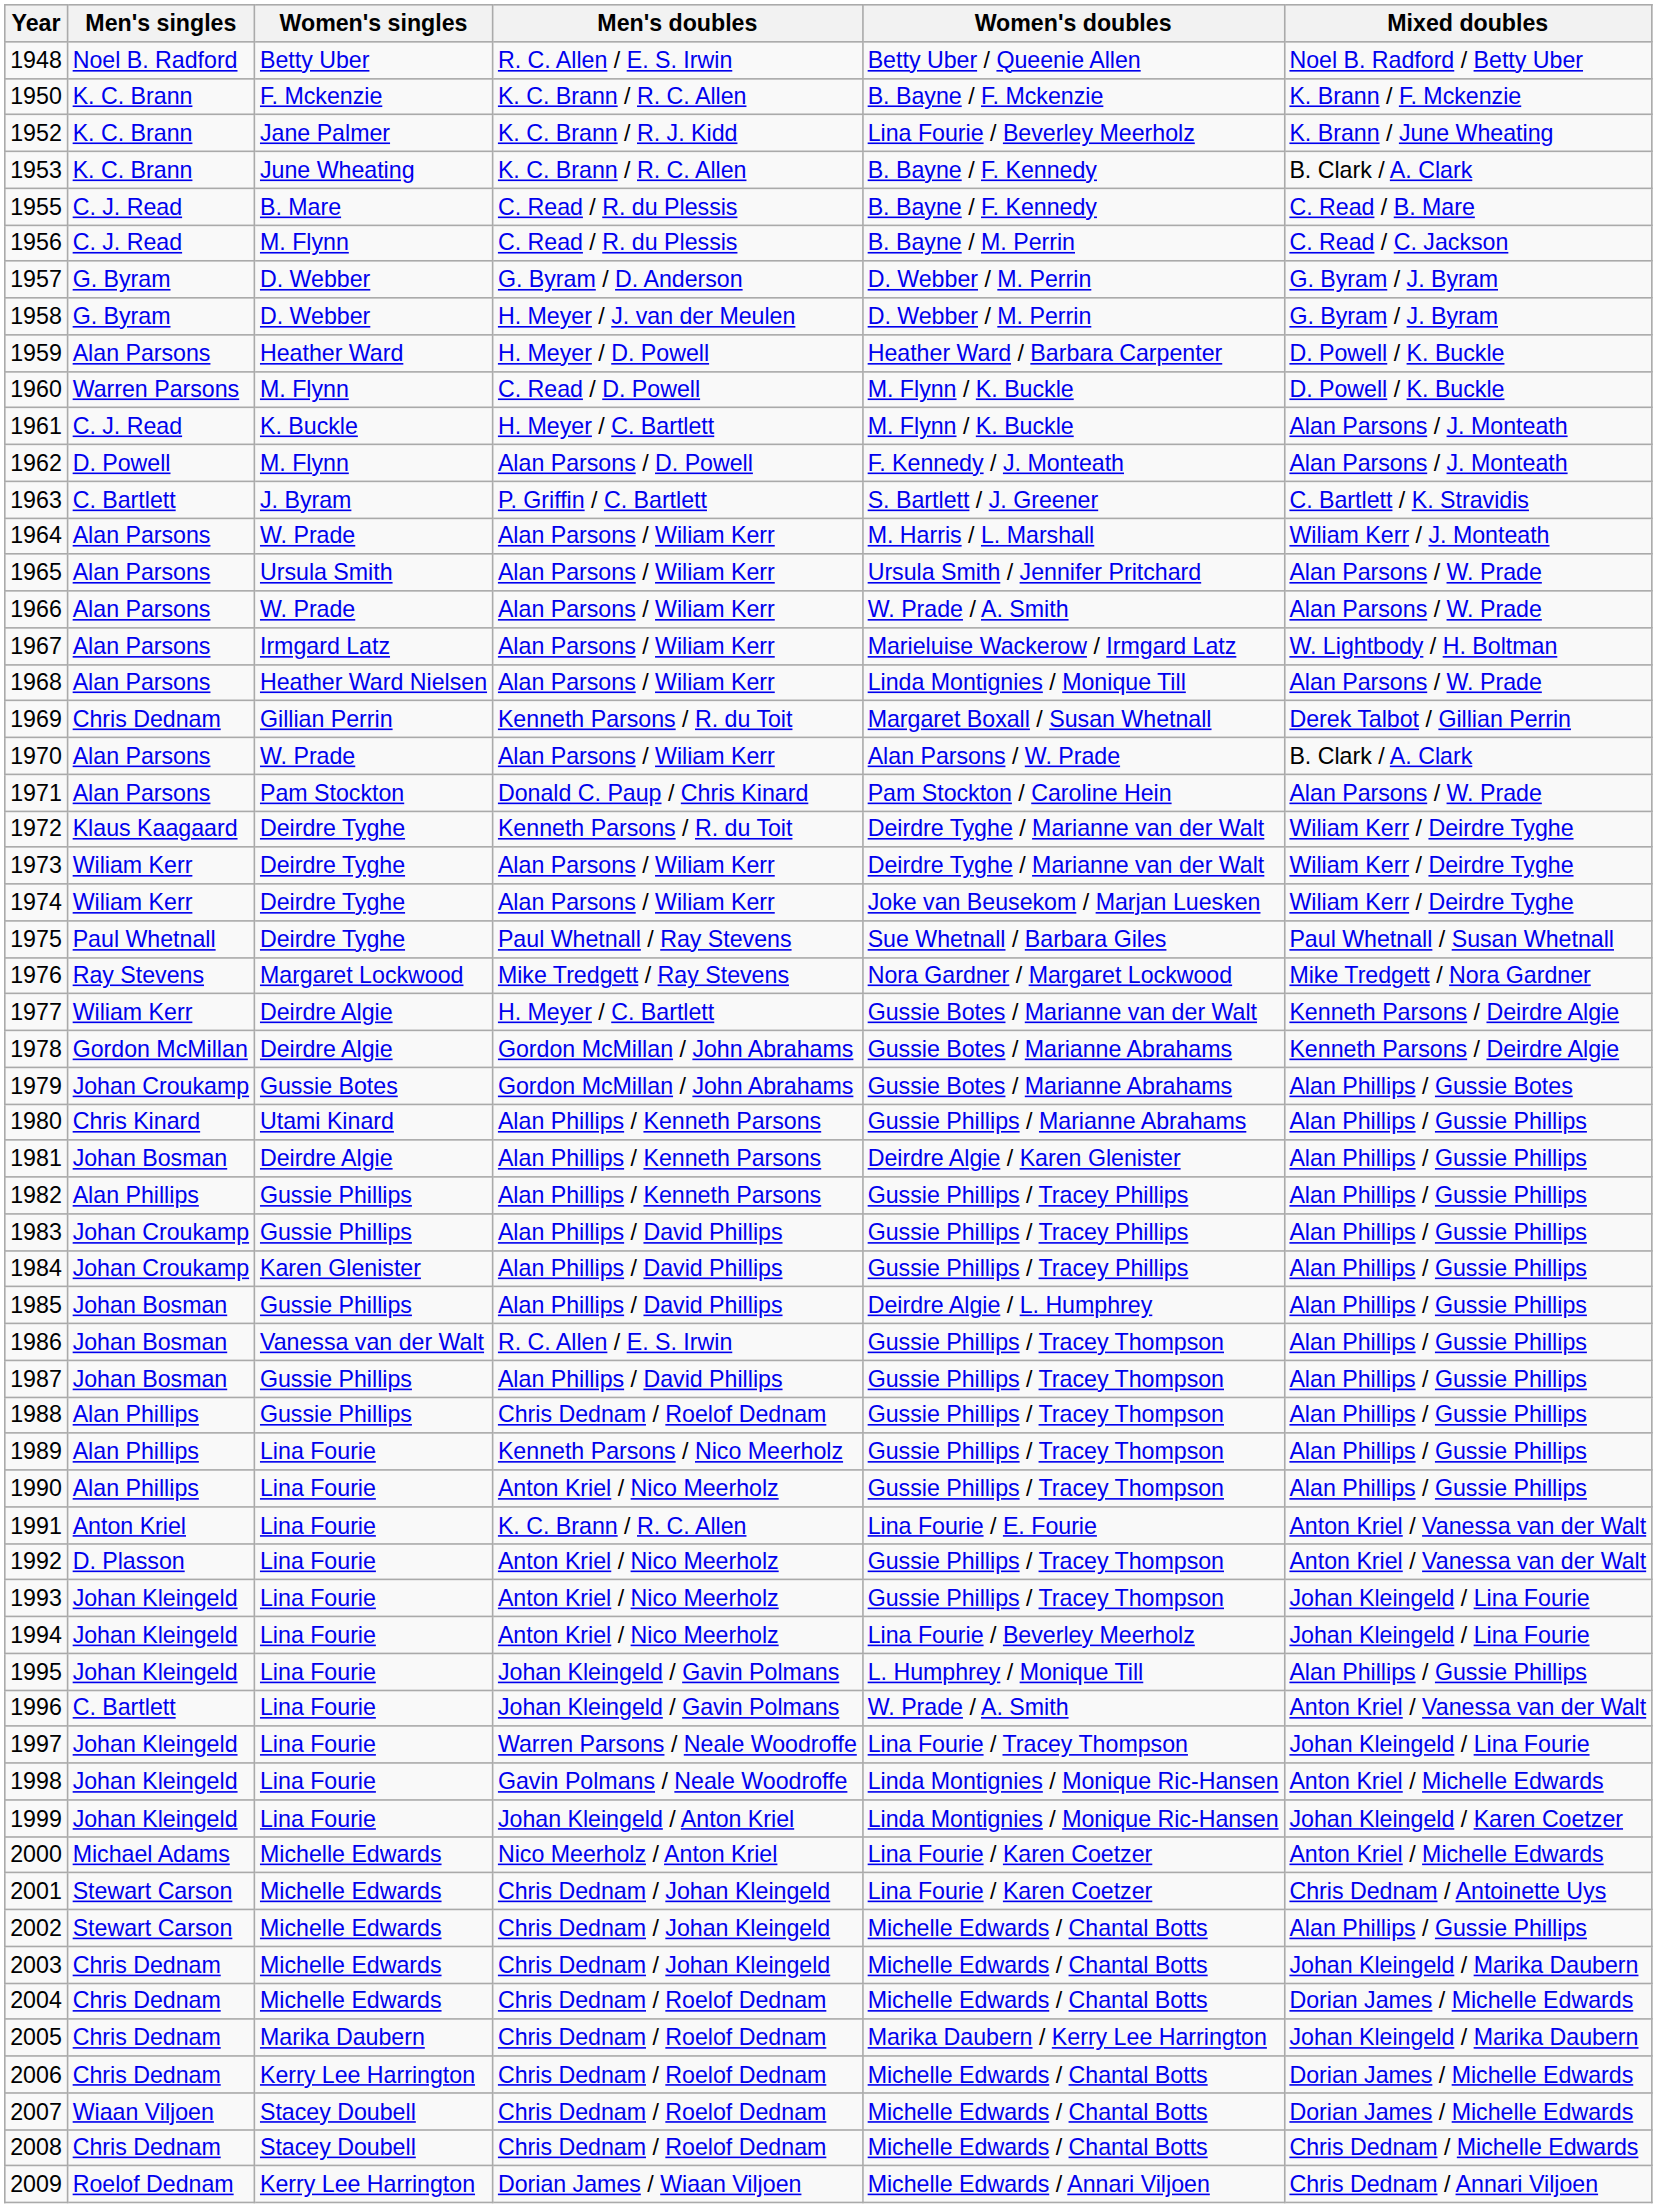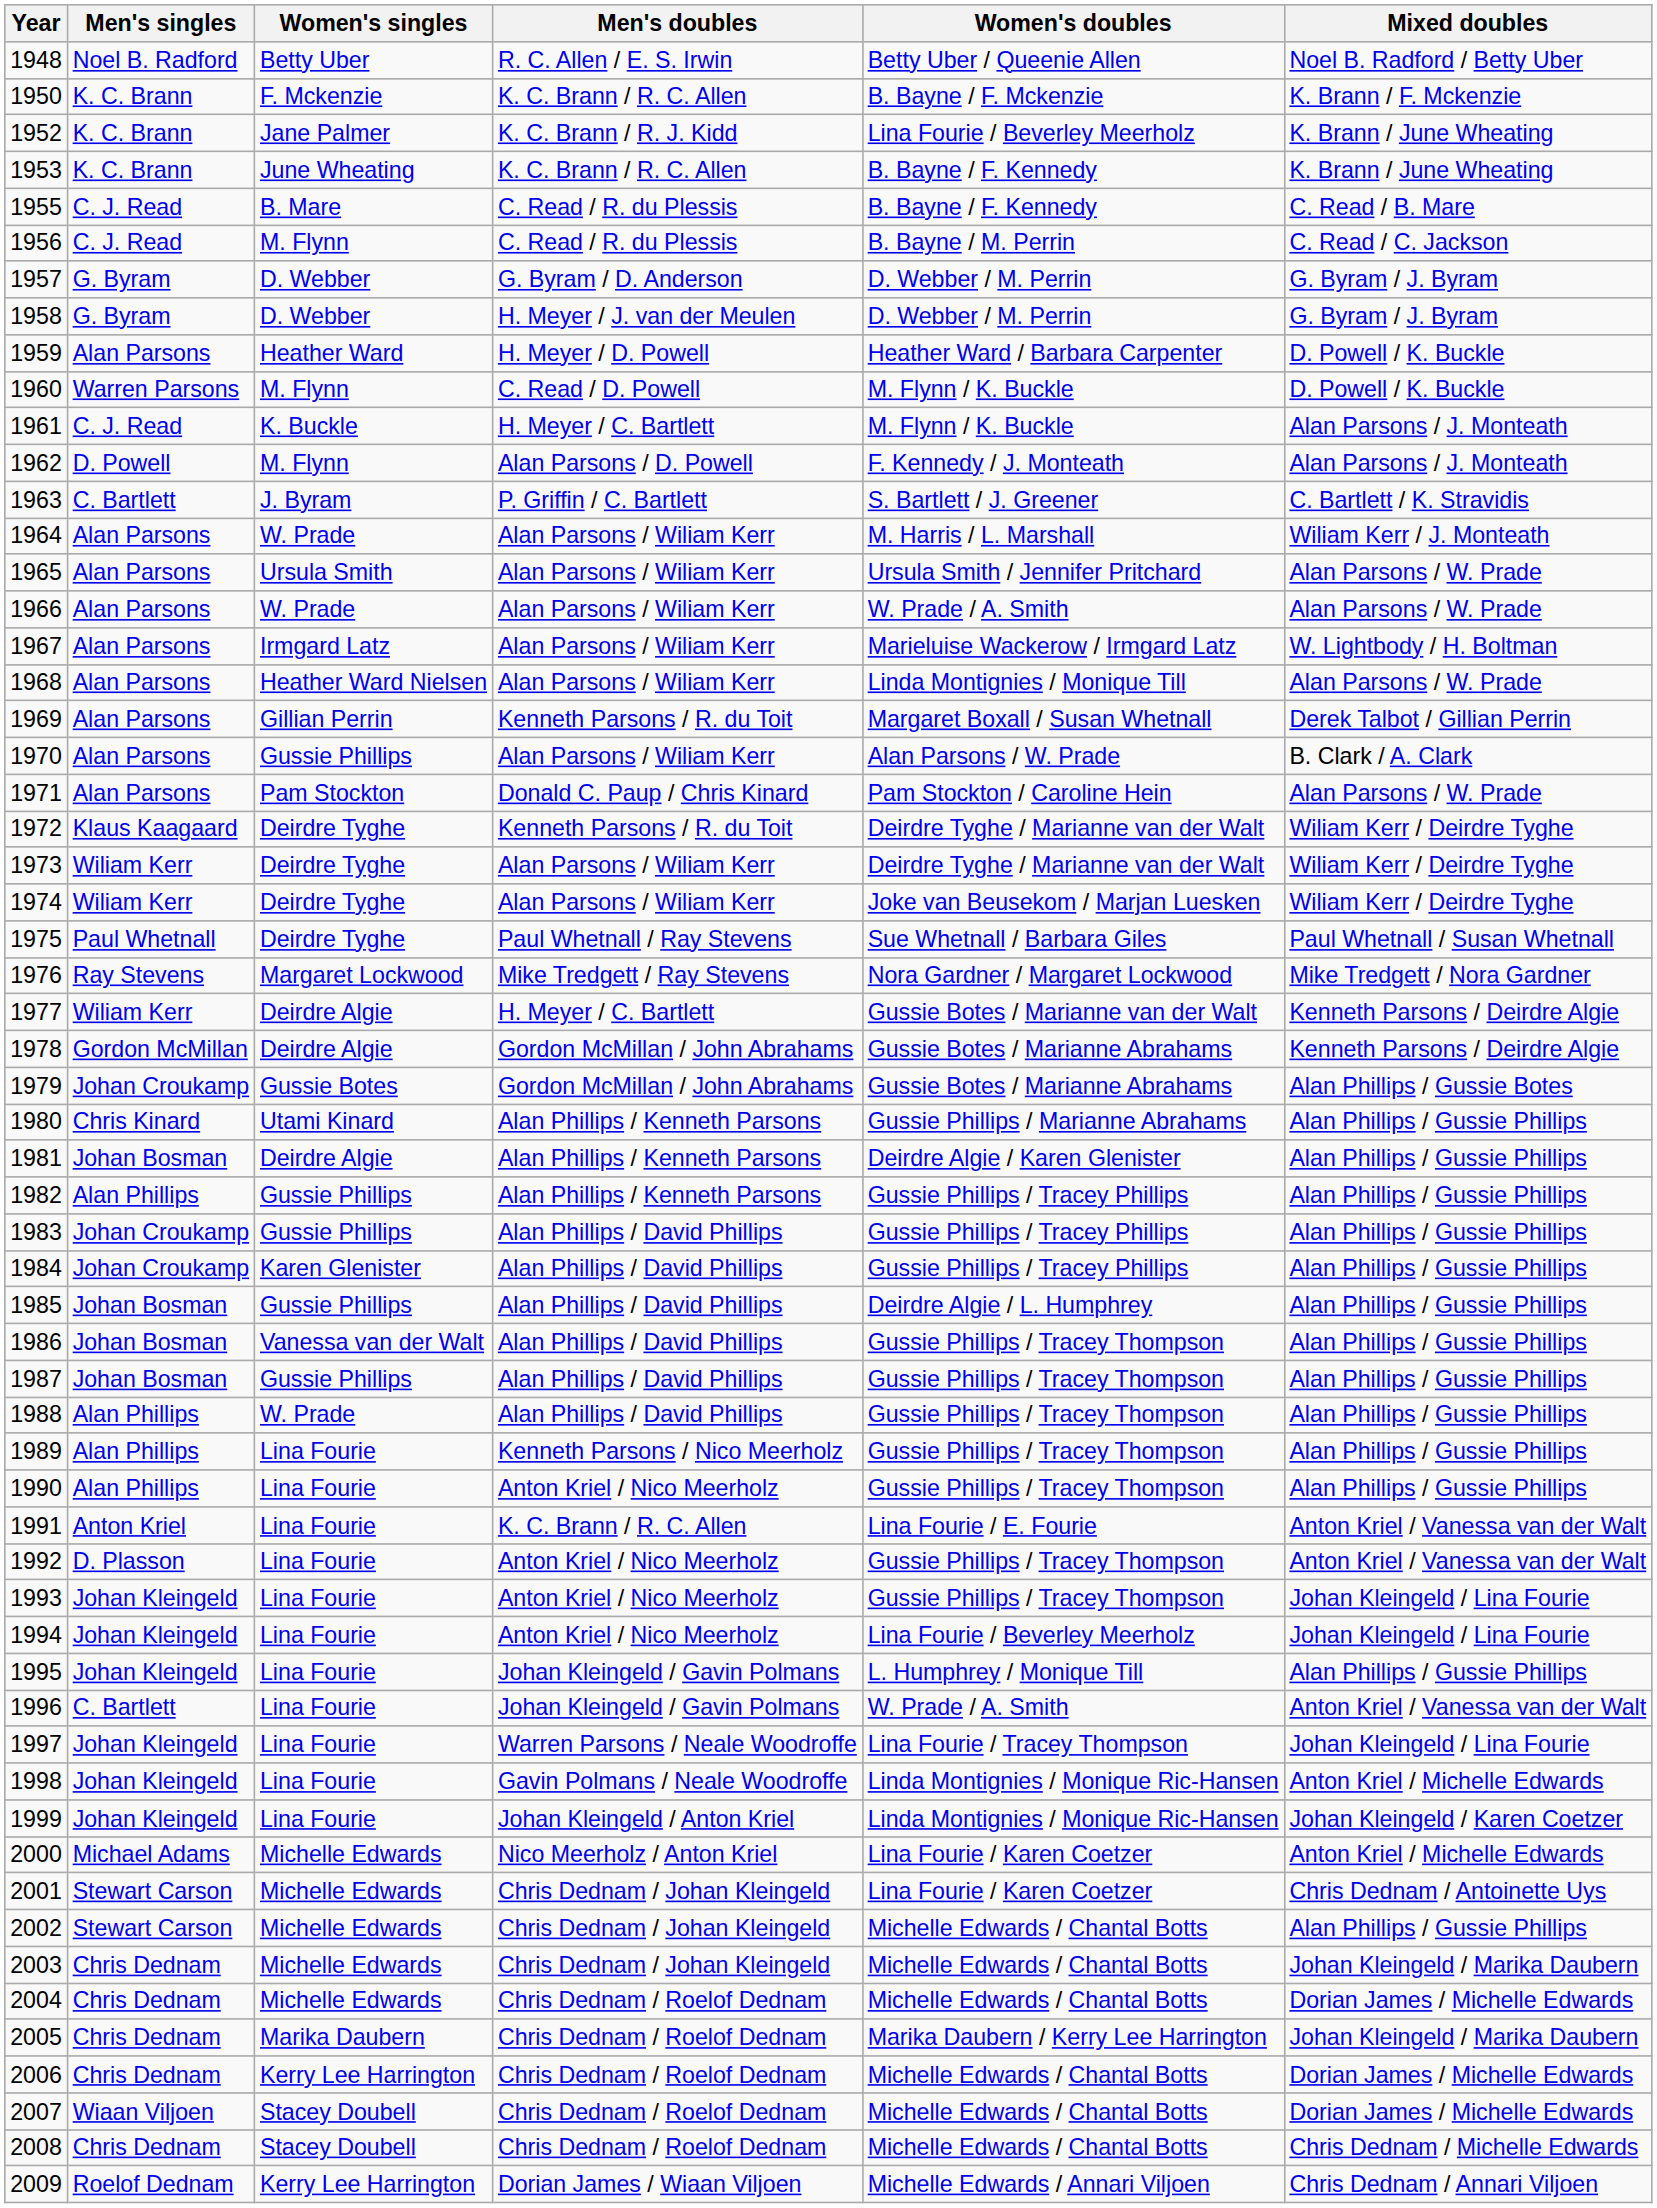(1381, 170) B. Clark / A. Clark -> (1421, 170) K. Brann / June Wheating
(147, 719) Chris Dednam -> (142, 719) Alan Parsons
(308, 756) W. Prade -> (336, 756) Gussie Phillips
(615, 1342) R. C. Allen / E. S. Irwin -> (640, 1342) Alan Phillips / David Phillips
(336, 1415) Gussie Phillips -> (308, 1415) W. Prade
(662, 1415) Chris Dednam / Roelof Dednam -> (640, 1415) Alan Phillips / David Phillips
